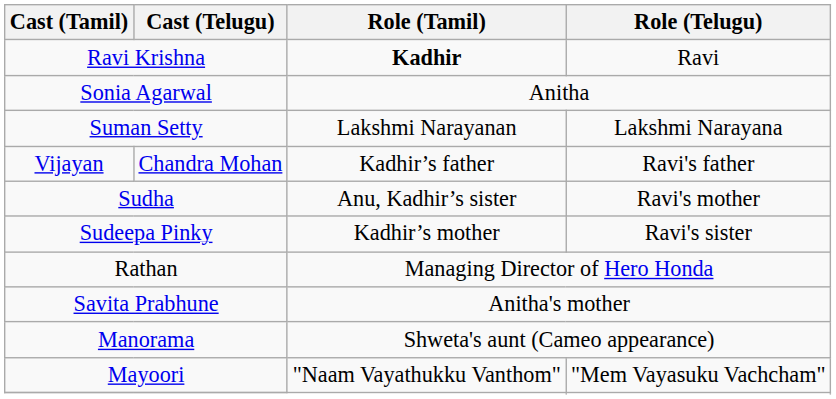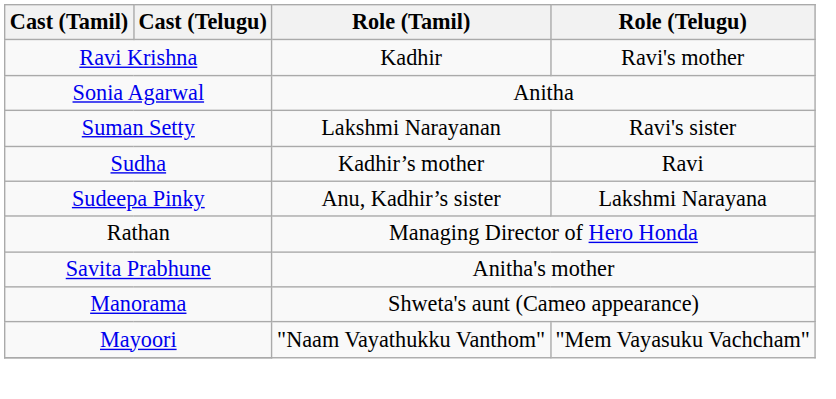(427, 57) bold -> (411, 57) normal
(698, 57) Ravi -> (683, 57) Ravi's mother
(698, 127) Lakshmi Narayana -> (683, 127) Ravi's sister
- row: (69, 163)
(427, 198) Anu, Kadhir’s sister -> (411, 163) Kadhir’s mother
(698, 198) Ravi's mother -> (683, 163) Ravi
(427, 233) Kadhir’s mother -> (411, 198) Anu, Kadhir’s sister
(698, 233) Ravi's sister -> (683, 198) Lakshmi Narayana
